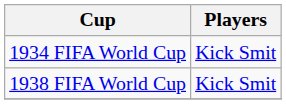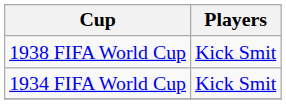rows swapped: (98, 51) <-> (98, 83)
